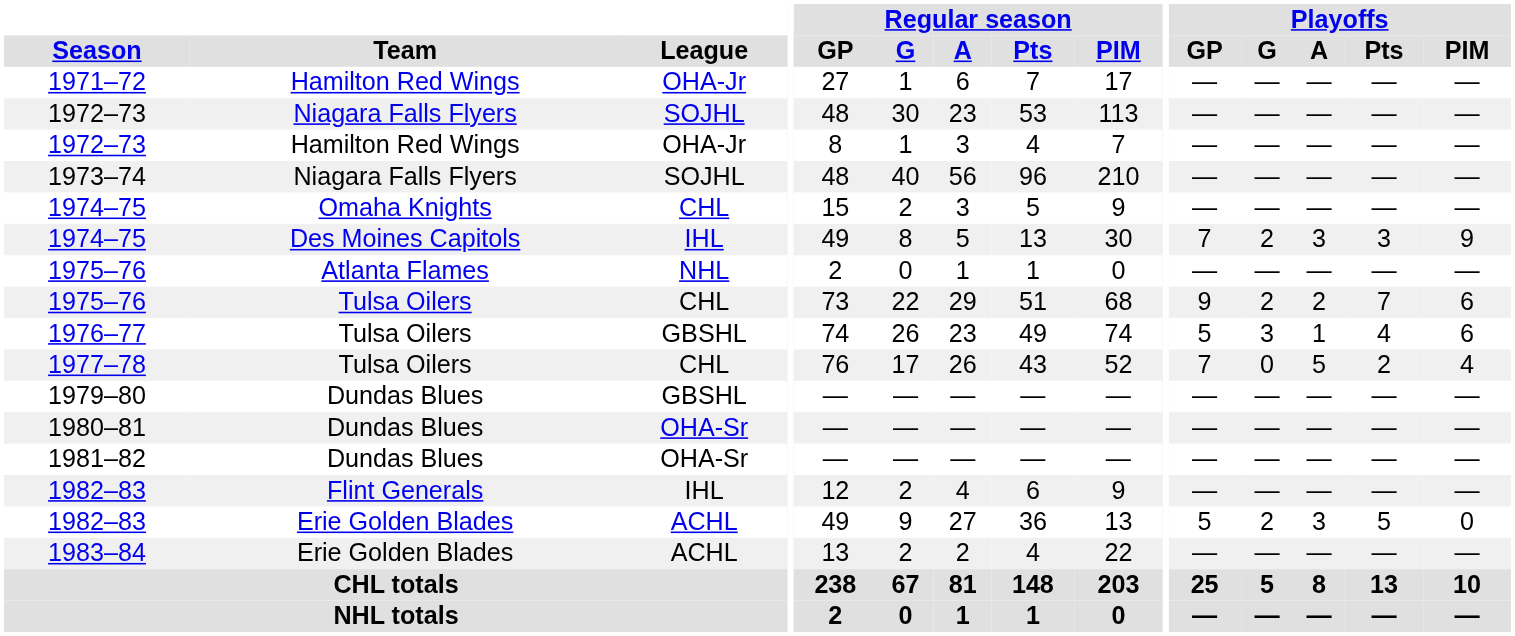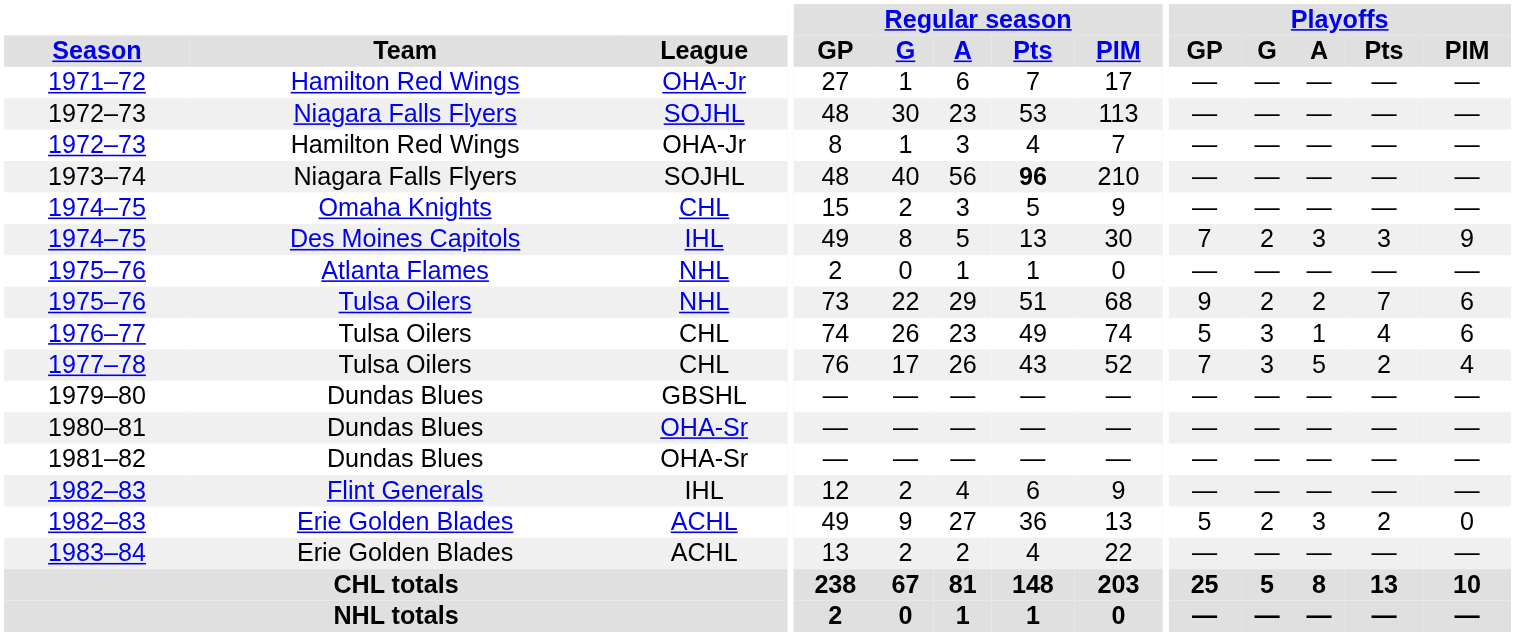(1033, 176) normal -> (1033, 176) bold
(704, 302) CHL -> (704, 302) NHL
(704, 333) GBSHL -> (704, 333) CHL
(1267, 364) 0 -> (1267, 364) 3
(1384, 521) 5 -> (1384, 521) 2
